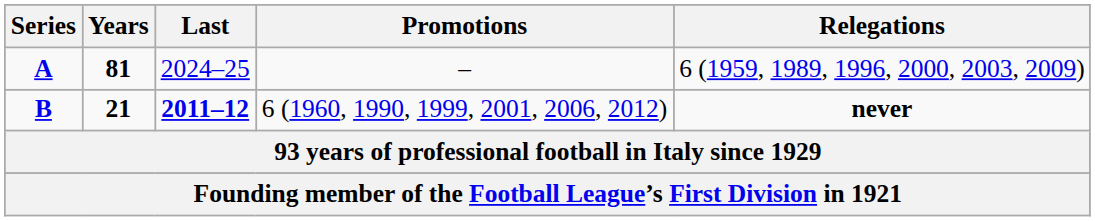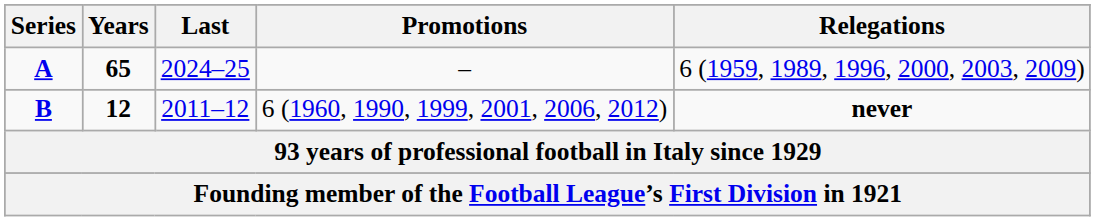(118, 67) 81 -> (118, 67) 65
(118, 109) 21 -> (118, 109) 12
(205, 109) bold -> (205, 109) normal
